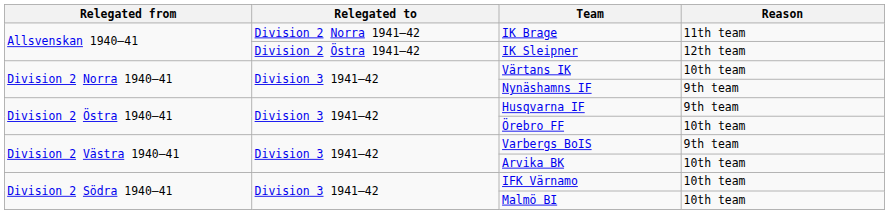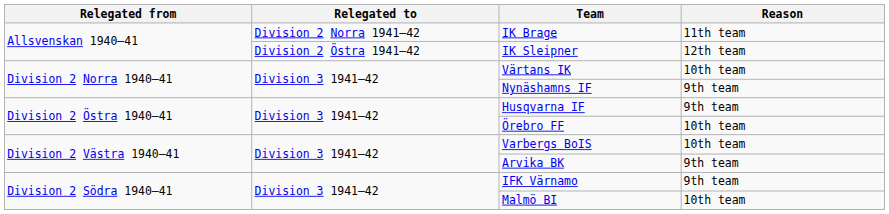(711, 144) 9th team -> (714, 144) 10th team
(714, 163) 10th team -> (711, 163) 9th team
(714, 182) 10th team -> (711, 182) 9th team
